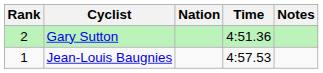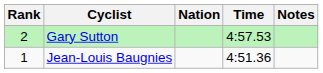(249, 36) 4:51.36 -> (249, 36) 4:57.53
(249, 57) 4:57.53 -> (249, 57) 4:51.36
